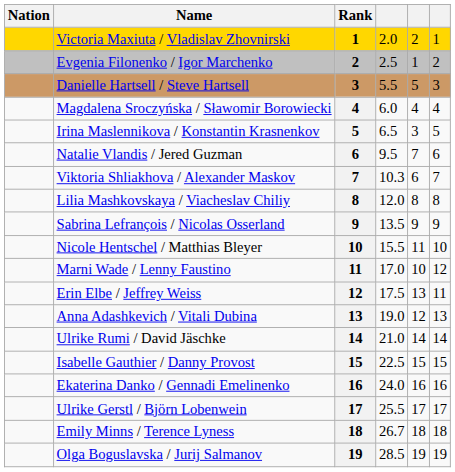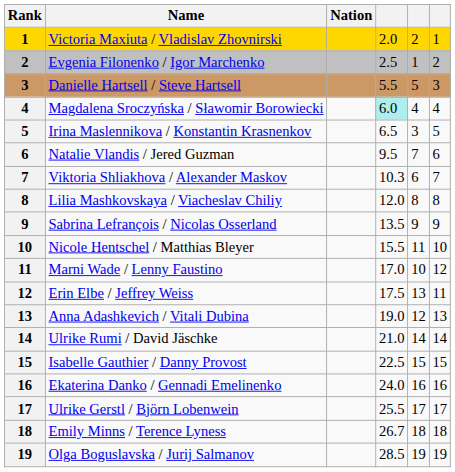columns swapped: (355, 16) <-> (29, 16)
(388, 108) no background -> (388, 108) paleturquoise background
